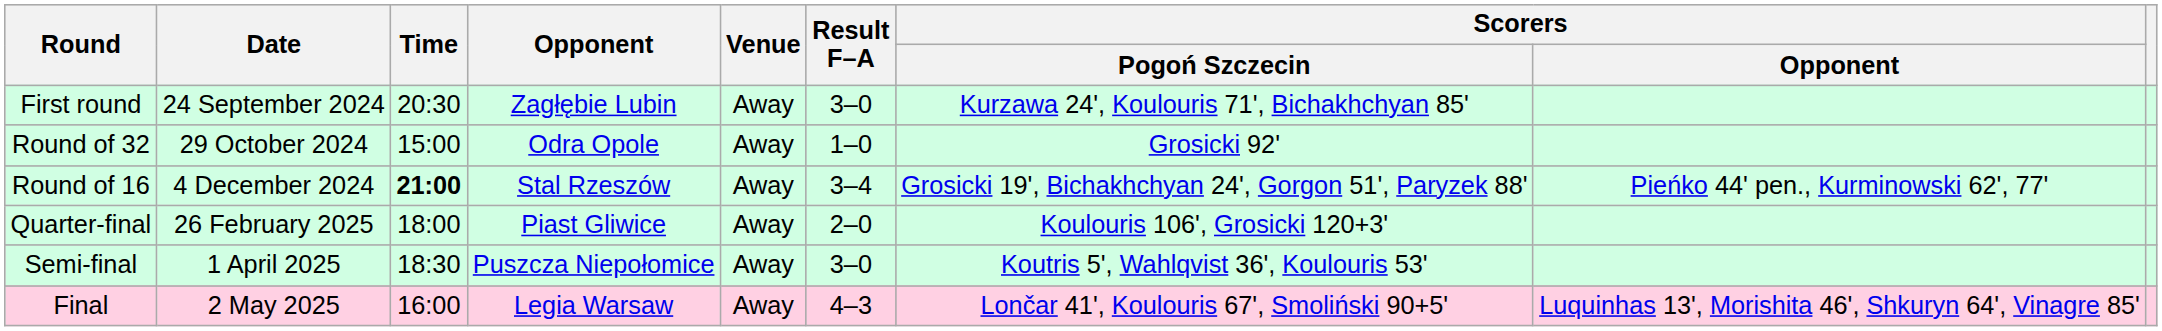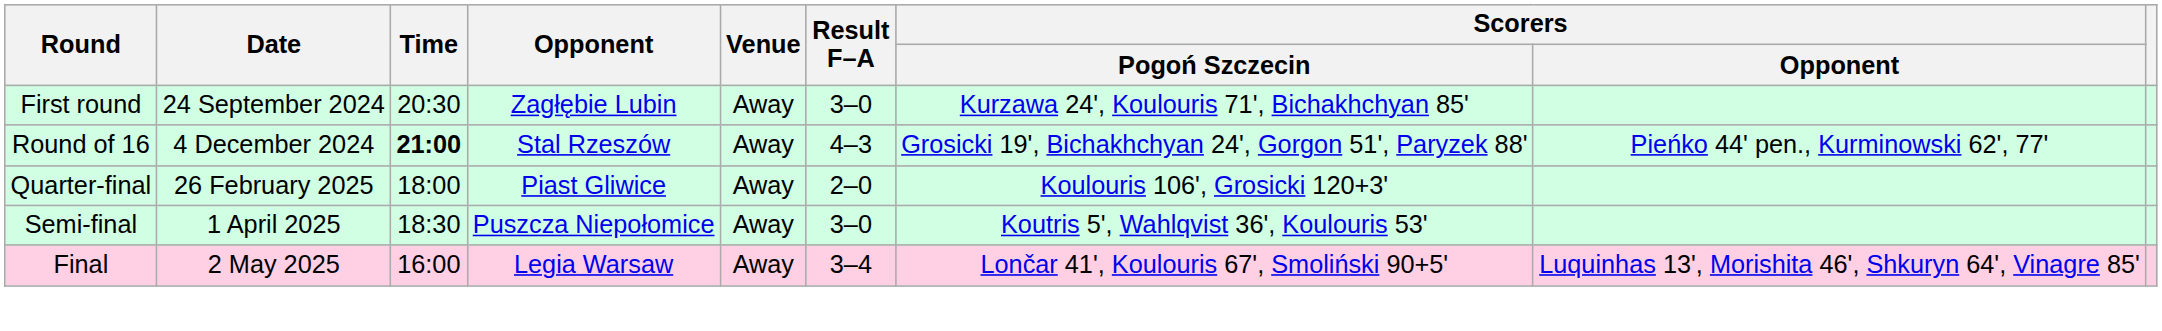- row: (81, 144)
(851, 184) 3–4 -> (851, 144) 4–3
(851, 305) 4–3 -> (851, 265) 3–4
